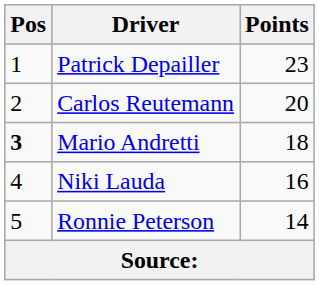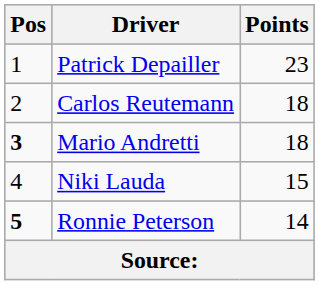(297, 103) 20 -> (297, 103) 18
(297, 181) 16 -> (297, 181) 15
(16, 221) normal -> (16, 221) bold
